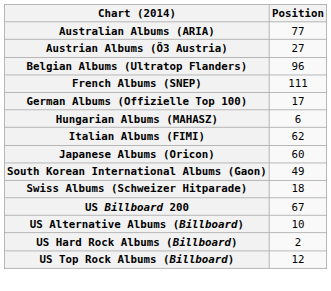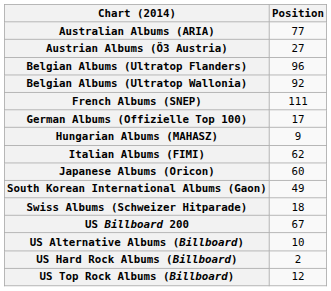+ row: (137, 84)
(298, 119) 6 -> (298, 136) 9
